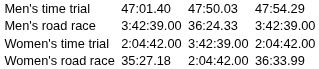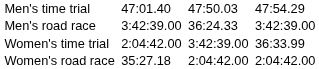(285, 43) 2:04:42.00 -> (280, 43) 36:33.99
(280, 61) 36:33.99 -> (285, 61) 2:04:42.00
